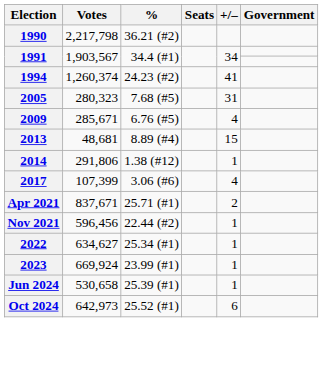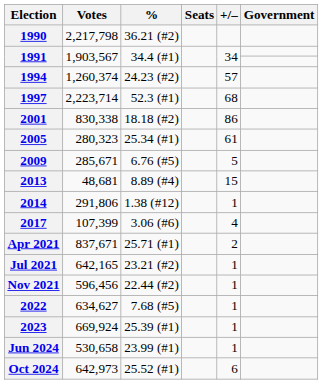(231, 77) 41 -> (231, 77) 57
+ row: (33, 98)
+ row: (33, 118)
(155, 98) 7.68 (#5) -> (151, 139) 25.34 (#1)
(231, 98) 31 -> (231, 139) 61
(234, 118) 4 -> (234, 160) 5
+ row: (33, 264)
(151, 243) 25.34 (#1) -> (155, 306) 7.68 (#5)
(151, 264) 23.99 (#1) -> (151, 327) 25.39 (#1)
(151, 285) 25.39 (#1) -> (151, 347) 23.99 (#1)
